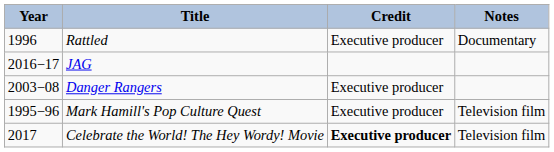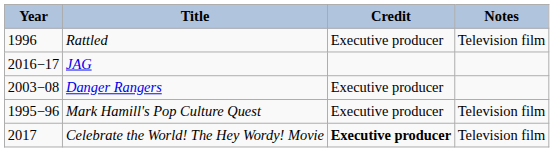(497, 40) Documentary -> (502, 40) Television film
